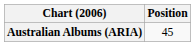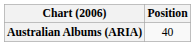(168, 32) 45 -> (168, 32) 40
